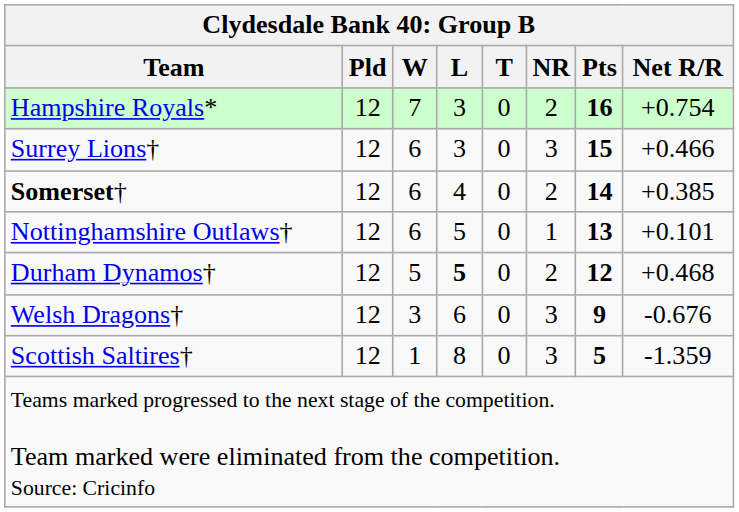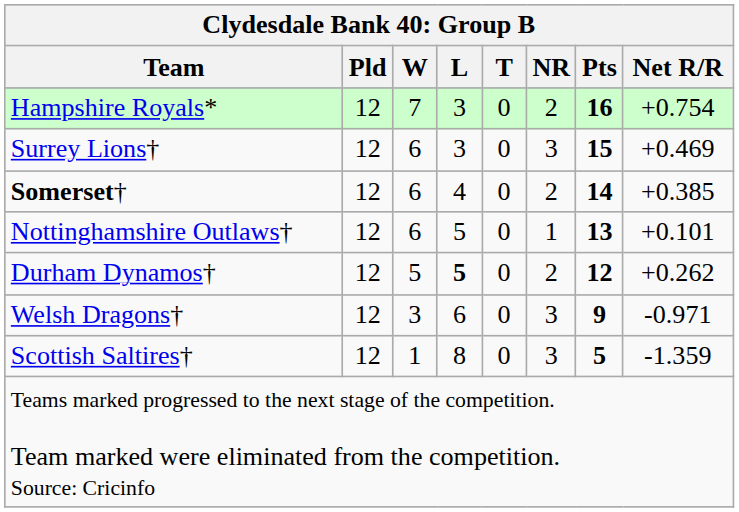(678, 149) +0.466 -> (678, 149) +0.469
(678, 273) +0.468 -> (678, 273) +0.262
(678, 314) -0.676 -> (678, 314) -0.971
